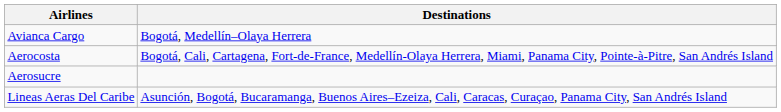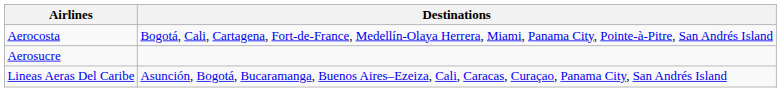- row: (46, 35)
